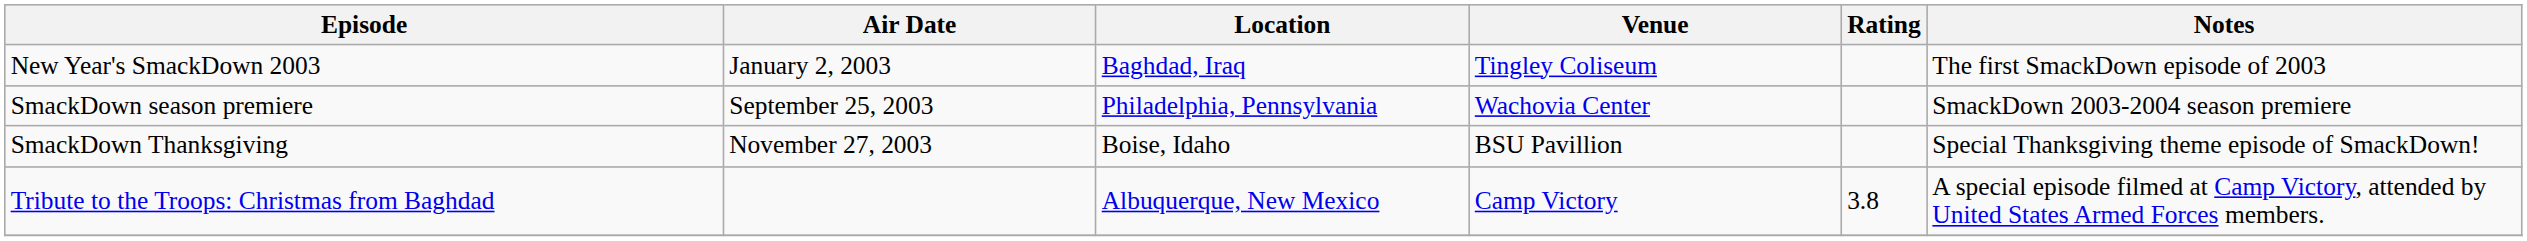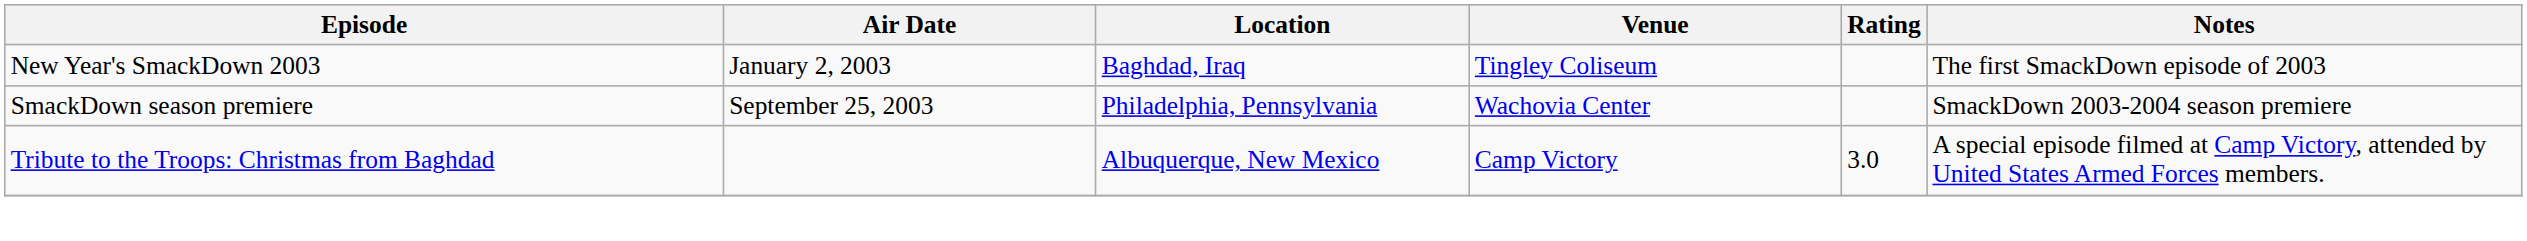- row: (149, 145)
(1863, 200) 3.8 -> (1863, 160) 3.0
